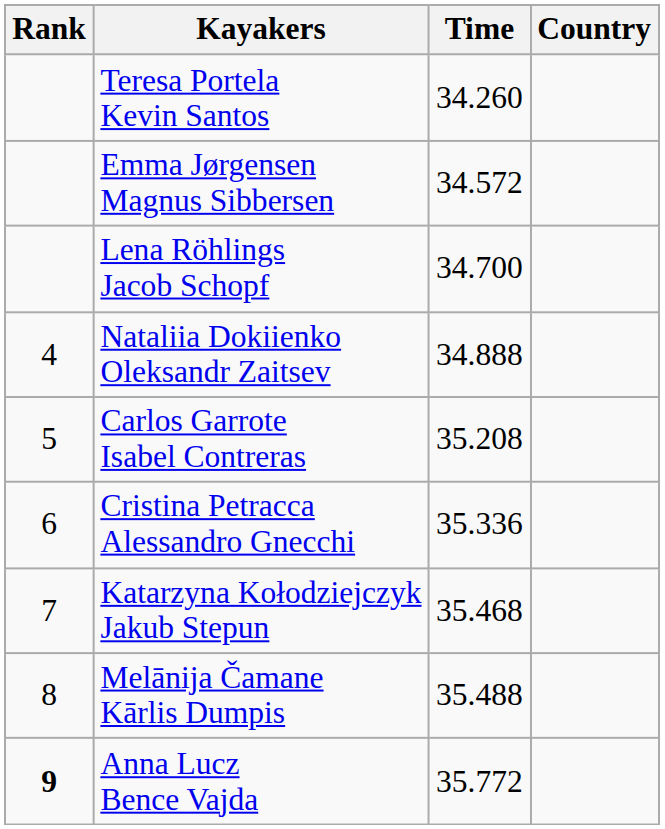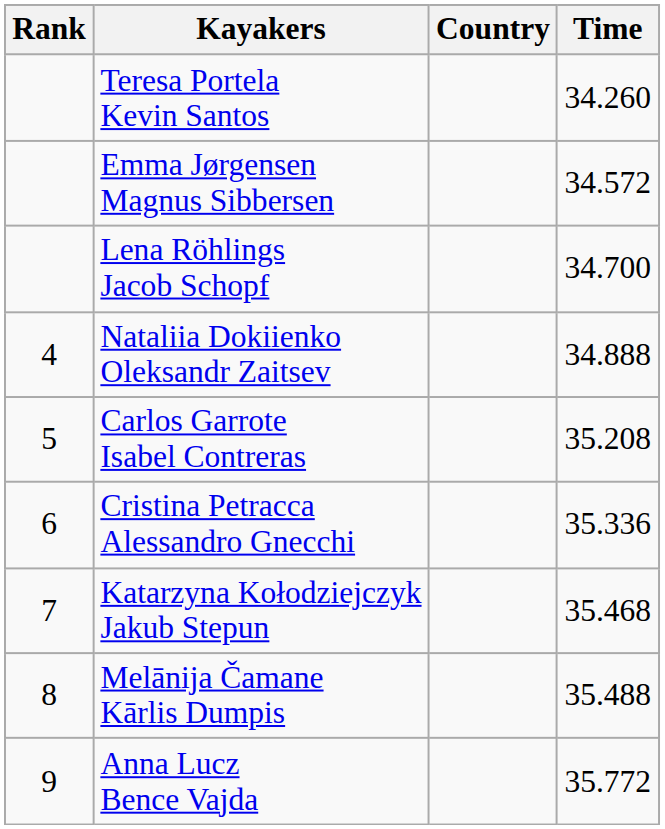columns swapped: (594, 29) <-> (479, 29)
(49, 780) bold -> (49, 780) normal
